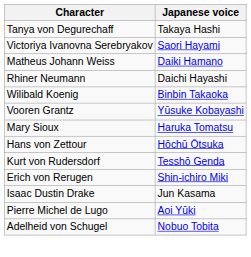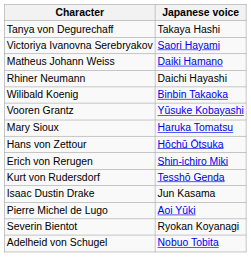rows swapped: (53, 161) <-> (50, 177)
+ row: (42, 227)
